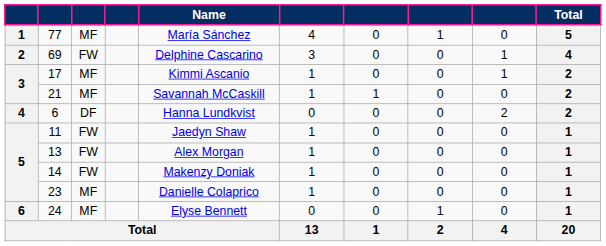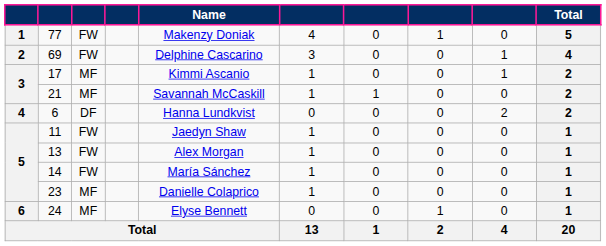(88, 35) MF -> (88, 35) FW
(209, 35) María Sánchez -> (209, 35) Makenzy Doniak
(209, 172) Makenzy Doniak -> (209, 172) María Sánchez
